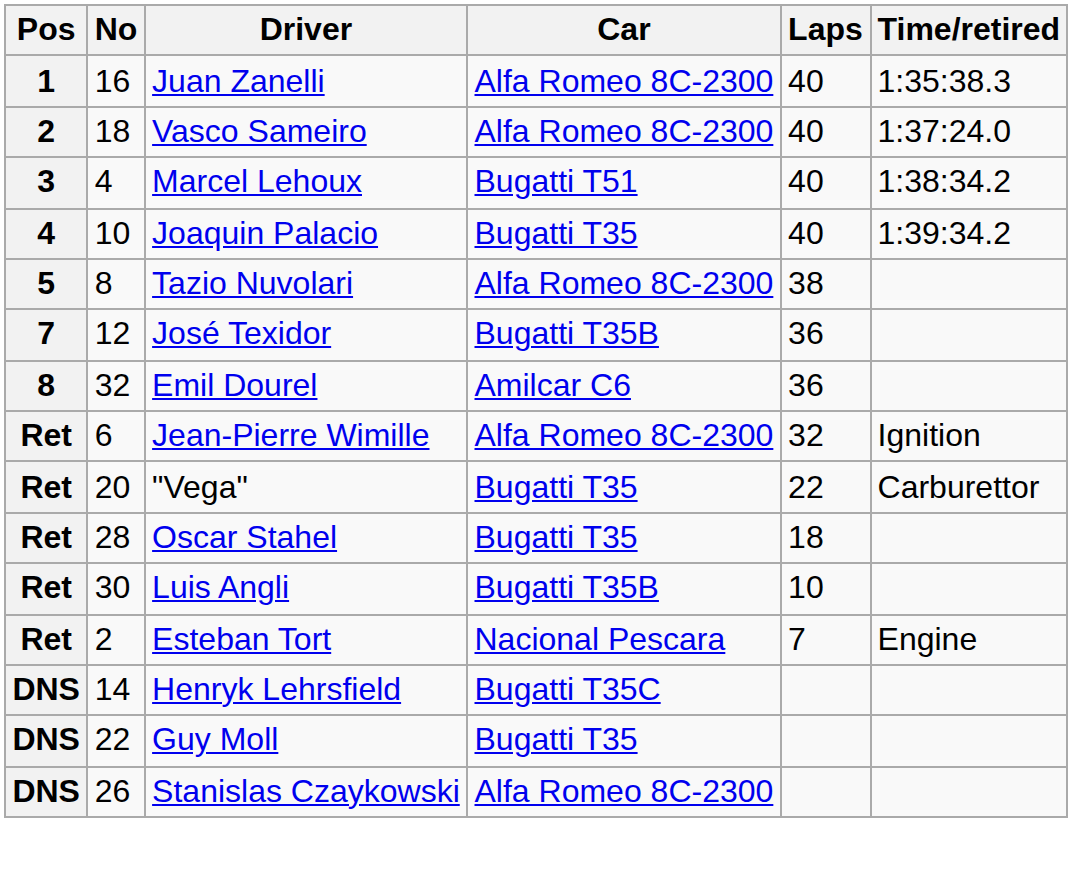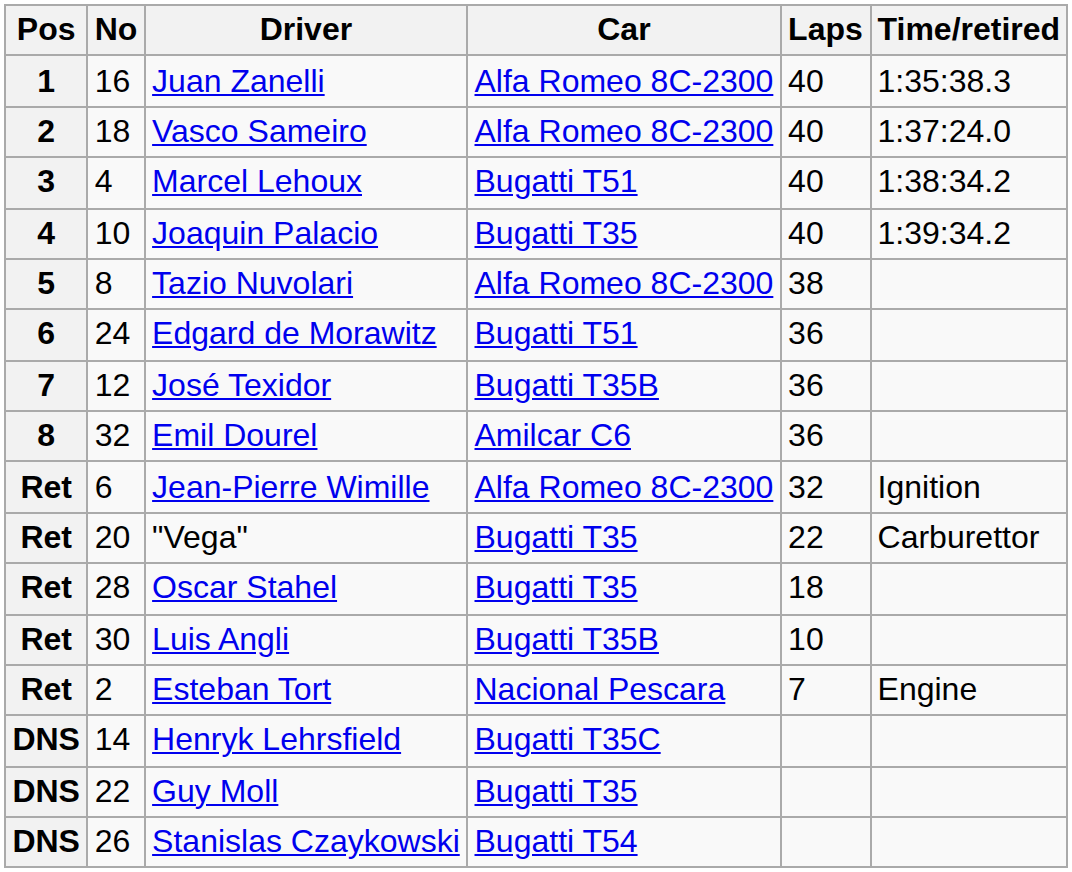+ row: (294, 334)
(624, 791) Alfa Romeo 8C-2300 -> (556, 841) Bugatti T54
